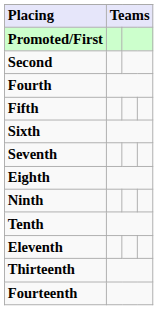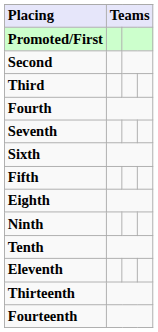+ row: (26, 85)
rows swapped: (23, 108) <-> (32, 154)
